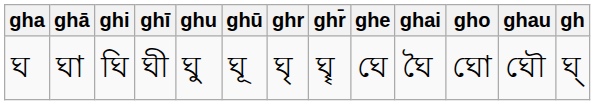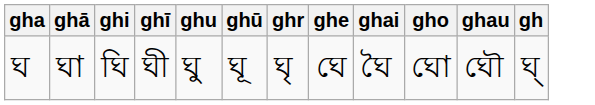- column: (330, 20)
